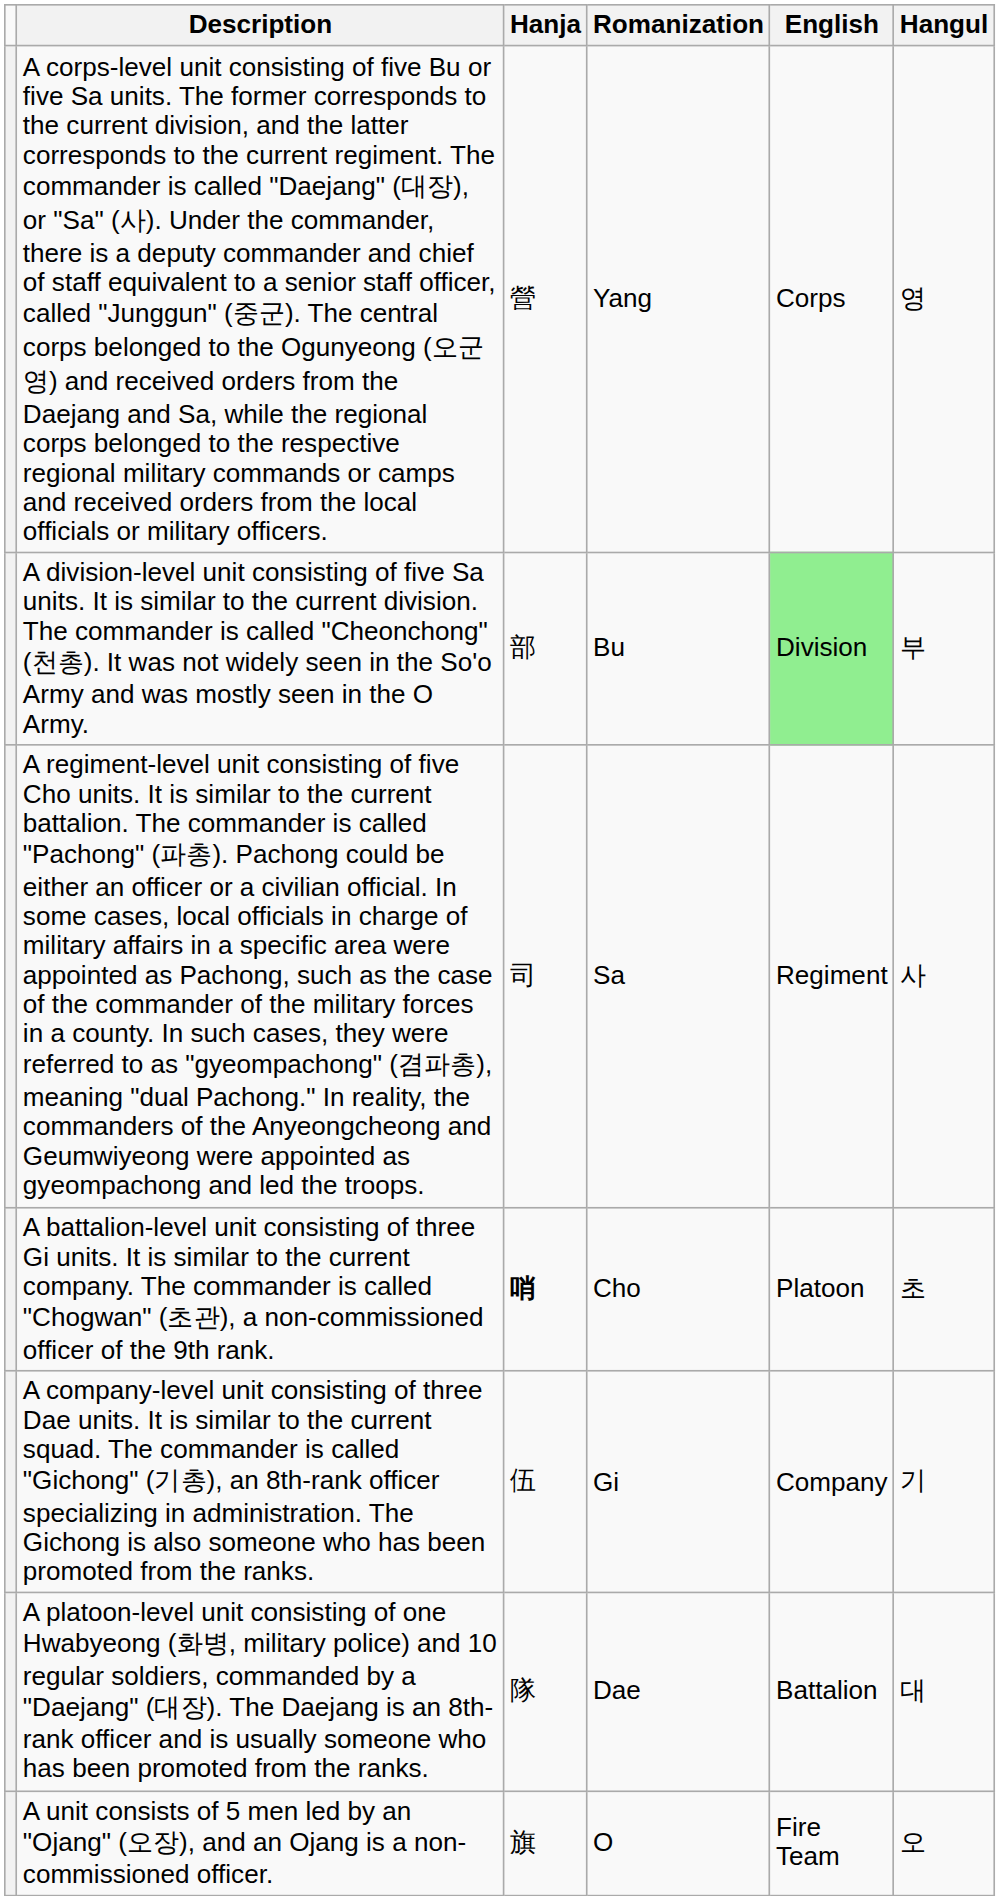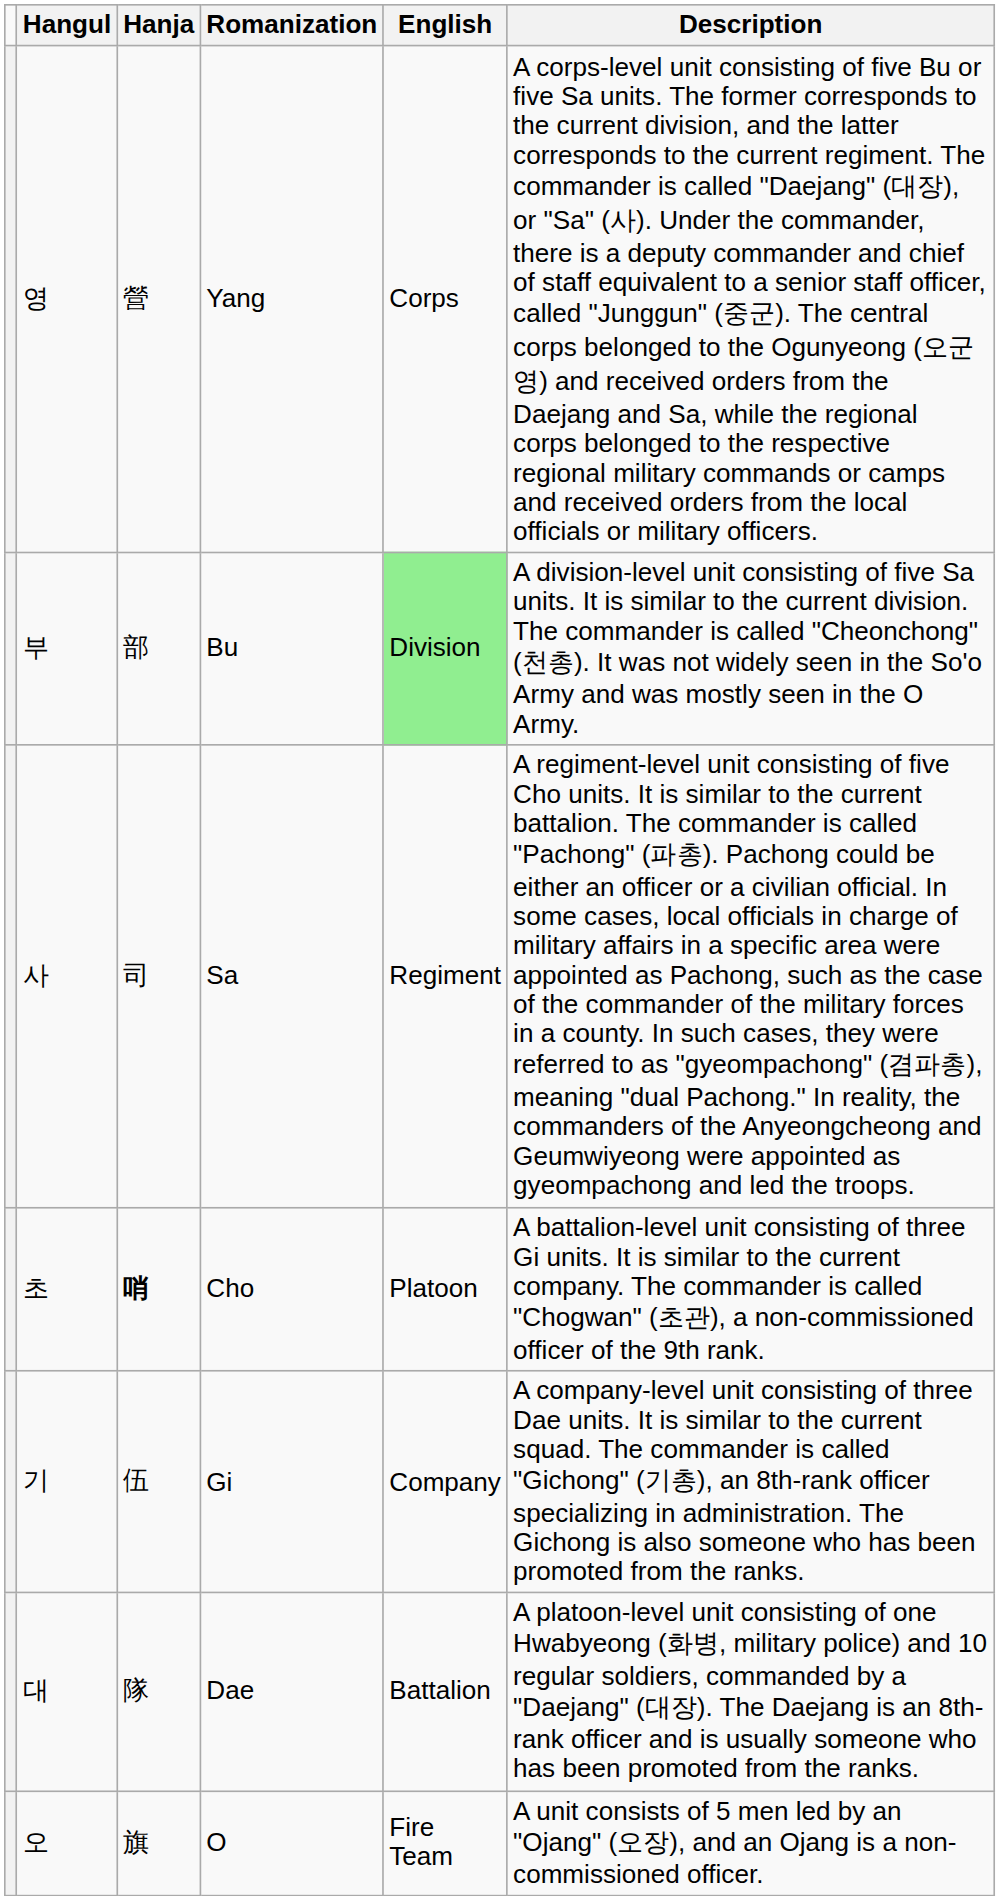columns swapped: (944, 25) <-> (260, 25)
